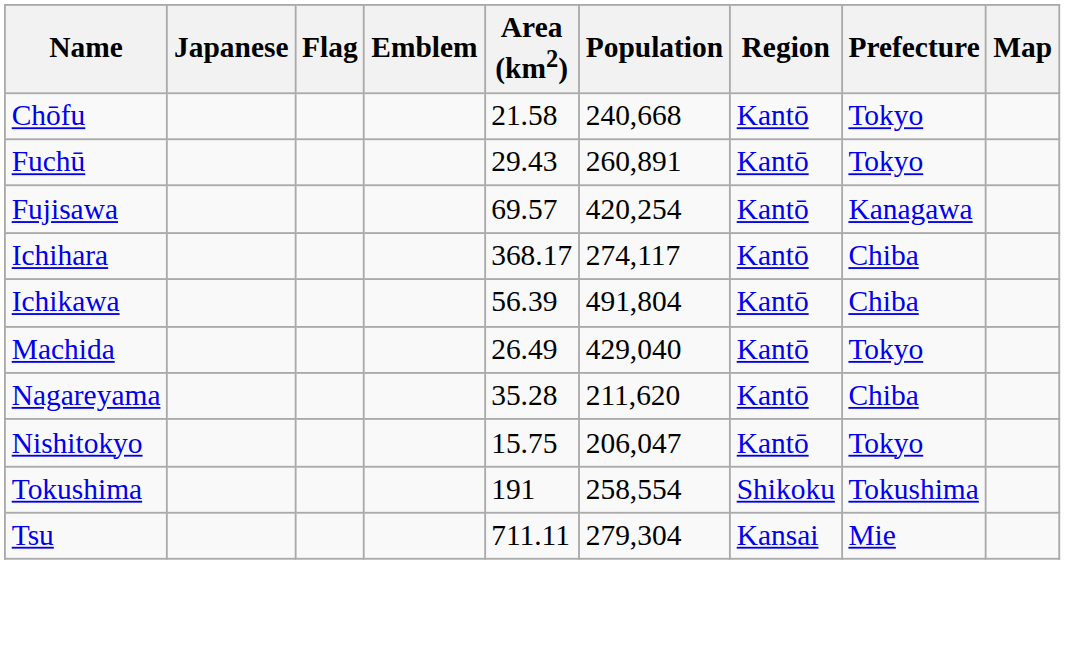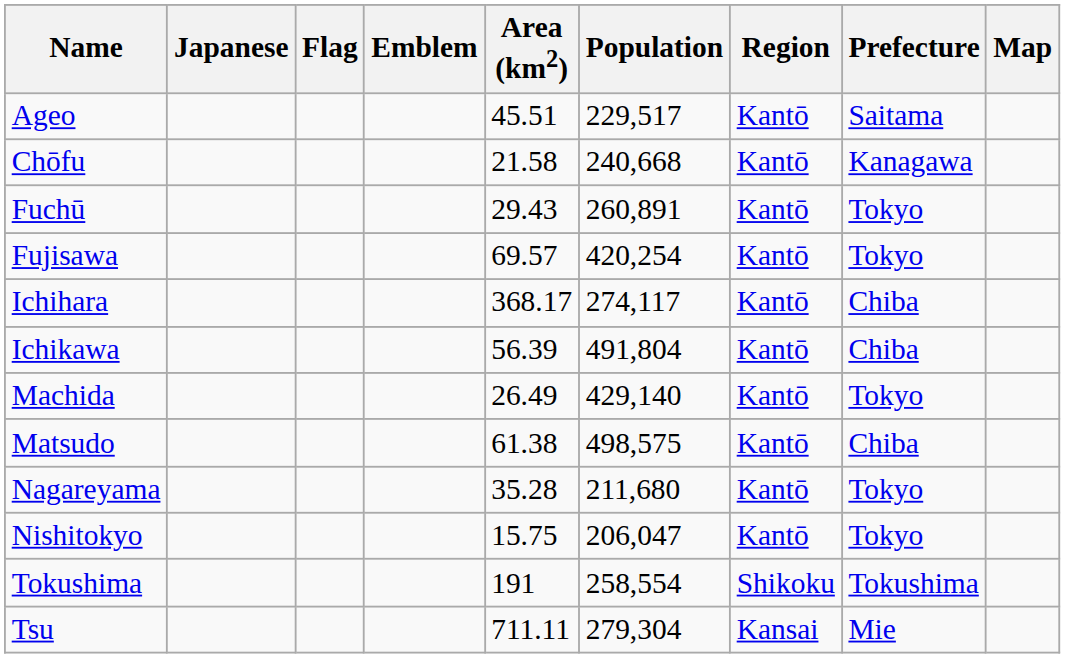+ row: (44, 115)
(886, 115) Tokyo -> (911, 162) Kanagawa
(911, 208) Kanagawa -> (886, 255) Tokyo
(634, 349) 429,040 -> (634, 395) 429,140
+ row: (63, 442)
(633, 395) 211,620 -> (633, 489) 211,680
(884, 395) Chiba -> (886, 489) Tokyo
